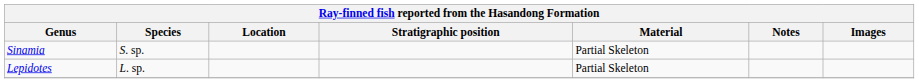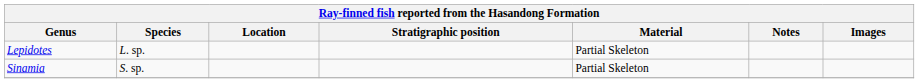rows swapped: (26, 50) <-> (29, 68)
